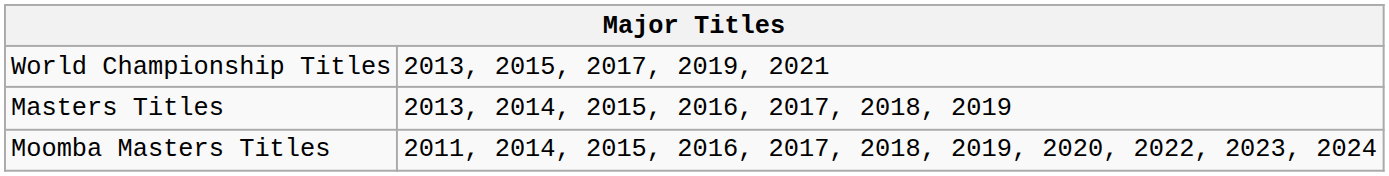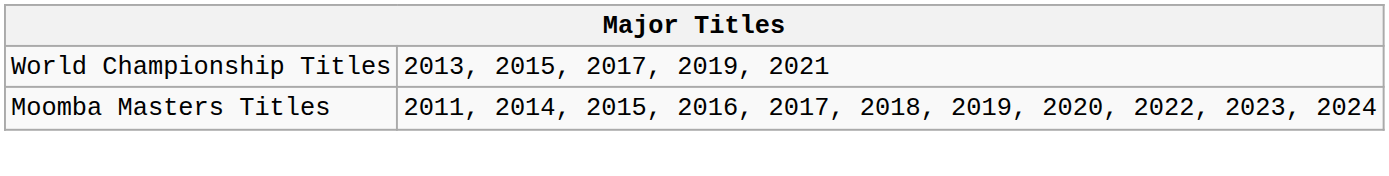- row: (117, 108)
